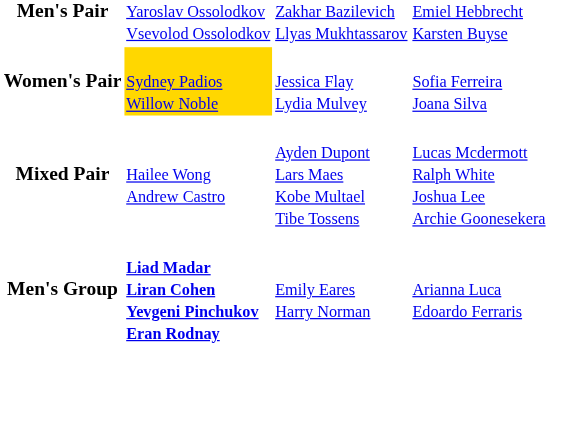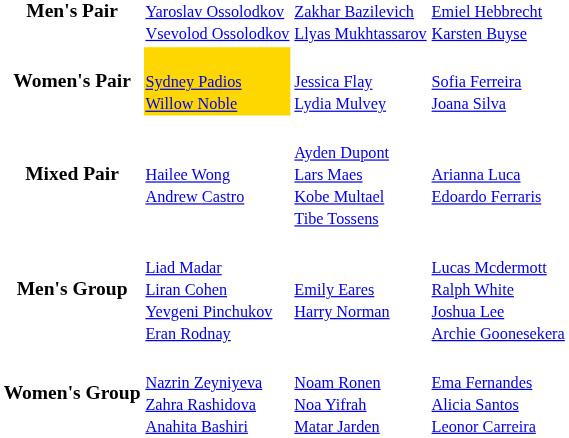(479, 186) Lucas Mcdermott Ralph White Joshua Lee Archie Goonesekera -> (486, 186) Arianna Luca Edoardo Ferraris
(192, 299) bold -> (209, 300) normal
(467, 300) Arianna Luca Edoardo Ferraris -> (498, 300) Lucas Mcdermott Ralph White Joshua Lee Archie Goonesekera
+ row: (72, 392)
